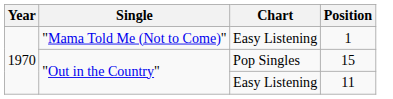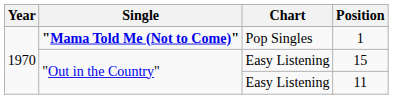(134, 37) normal -> (141, 37) bold
(275, 37) Easy Listening -> (279, 37) Pop Singles
(267, 60) Pop Singles -> (288, 60) Easy Listening
